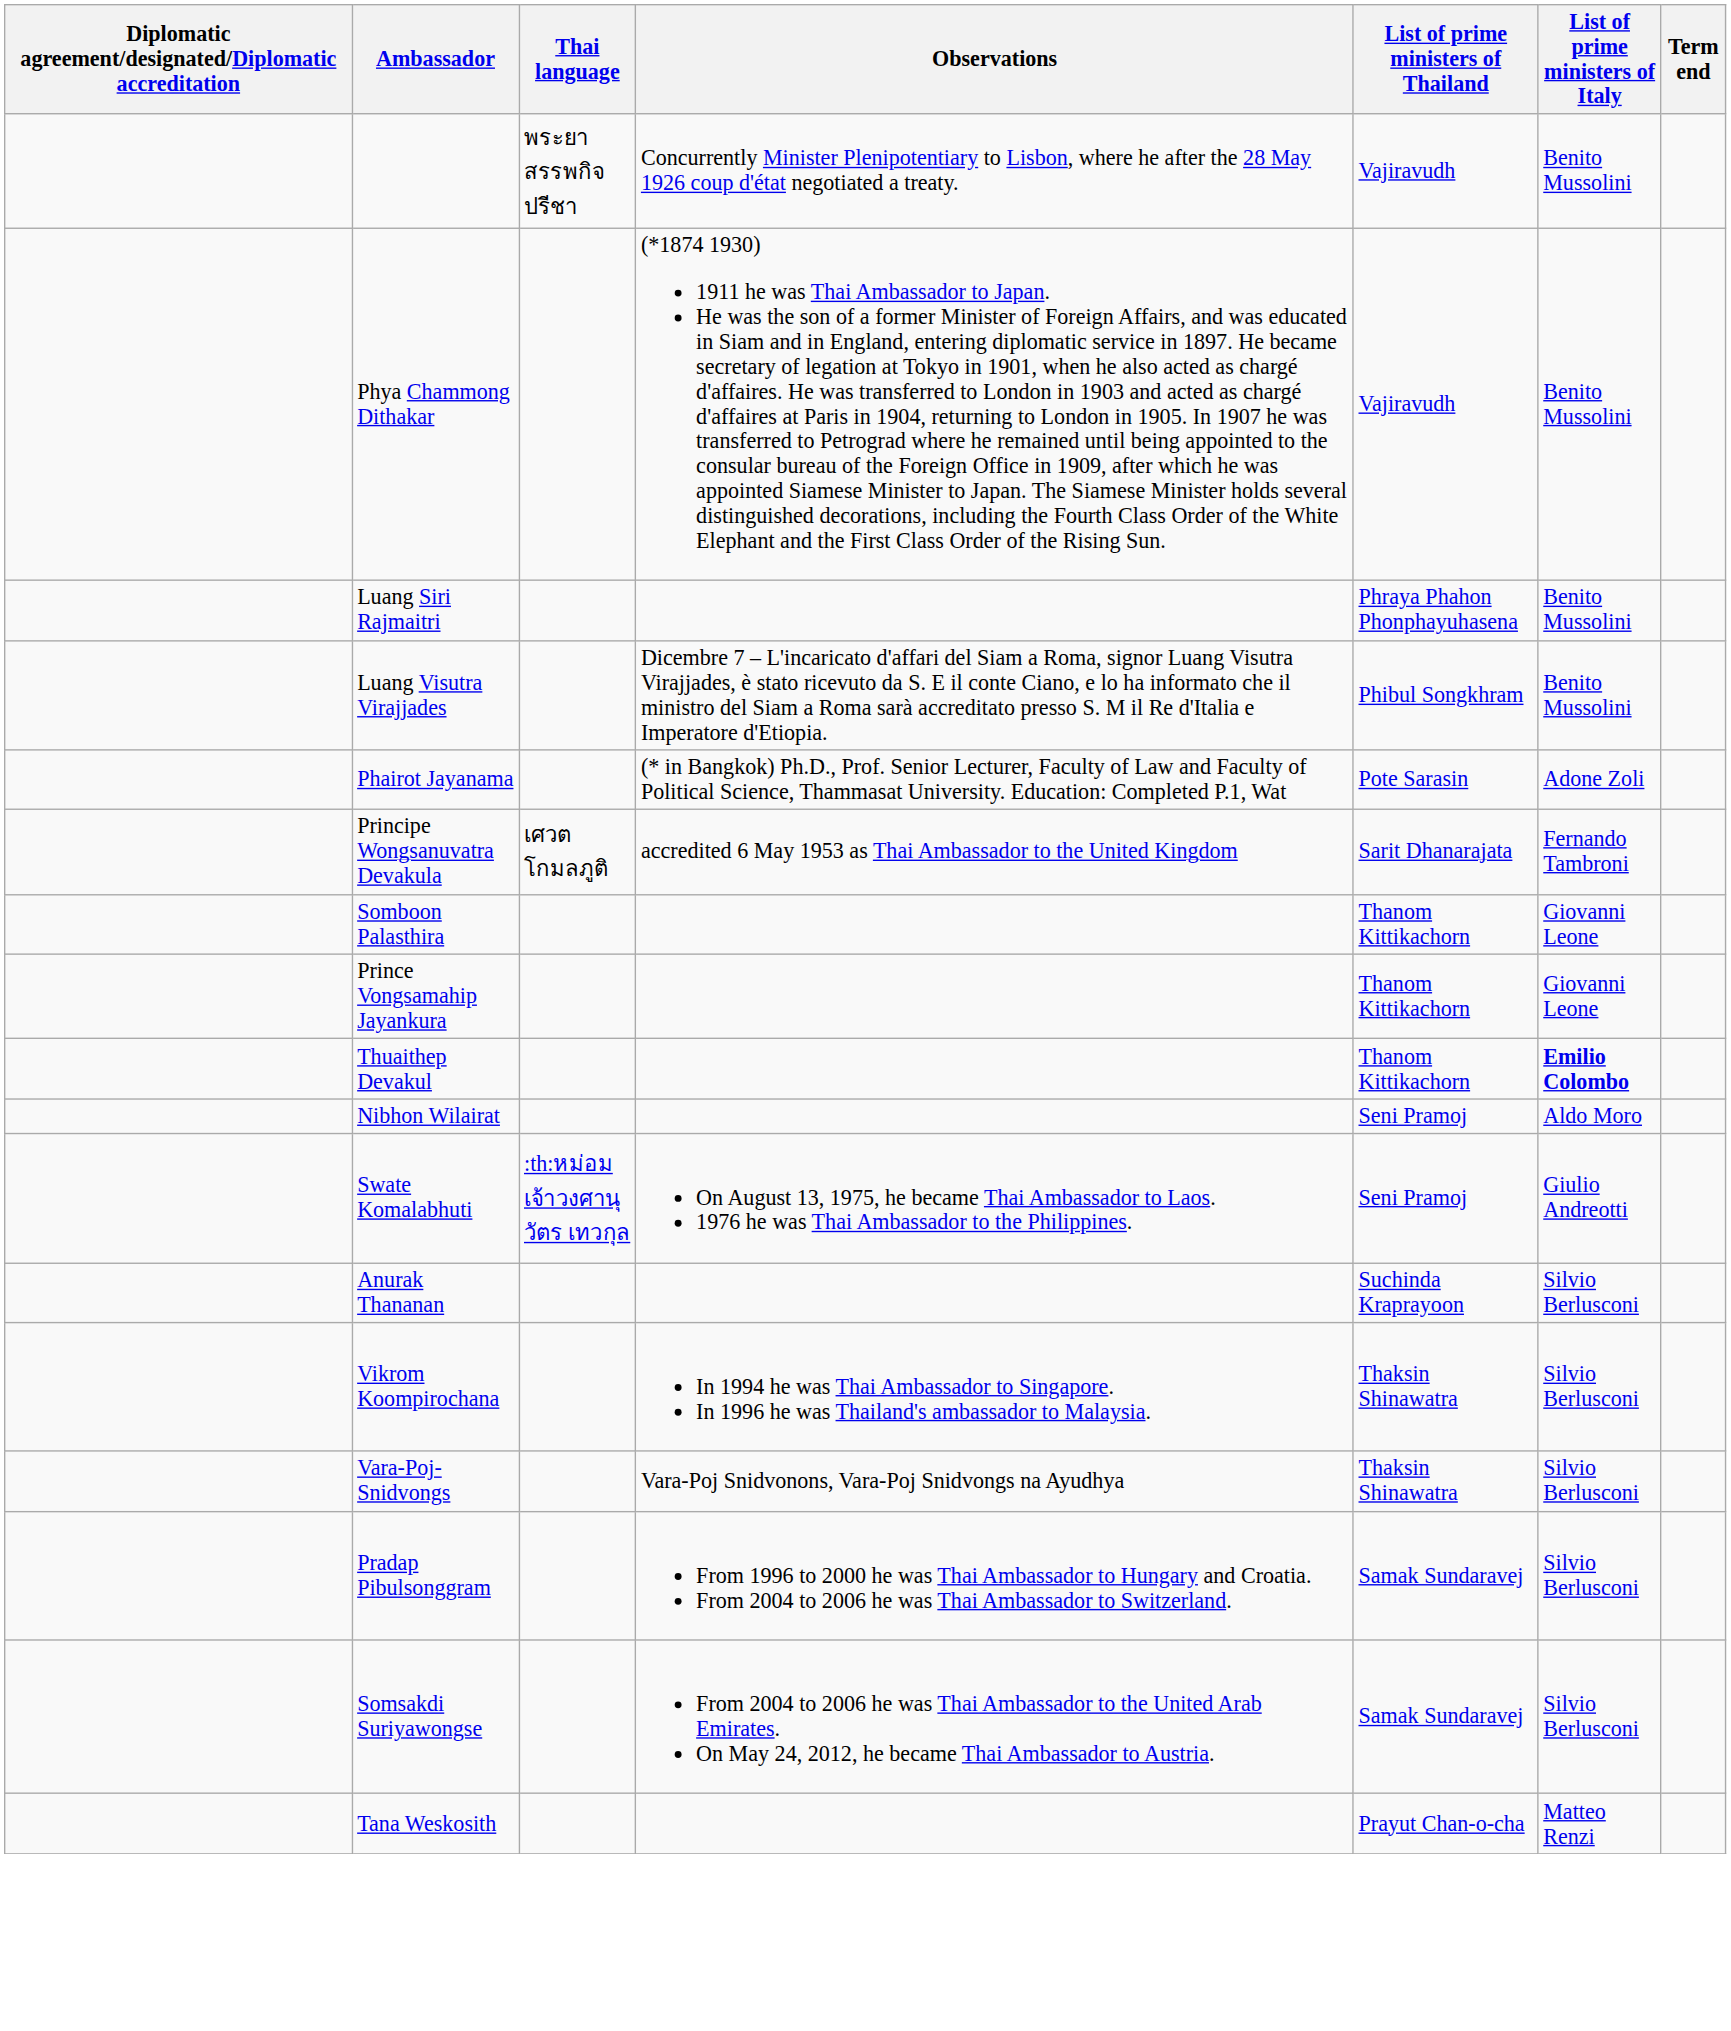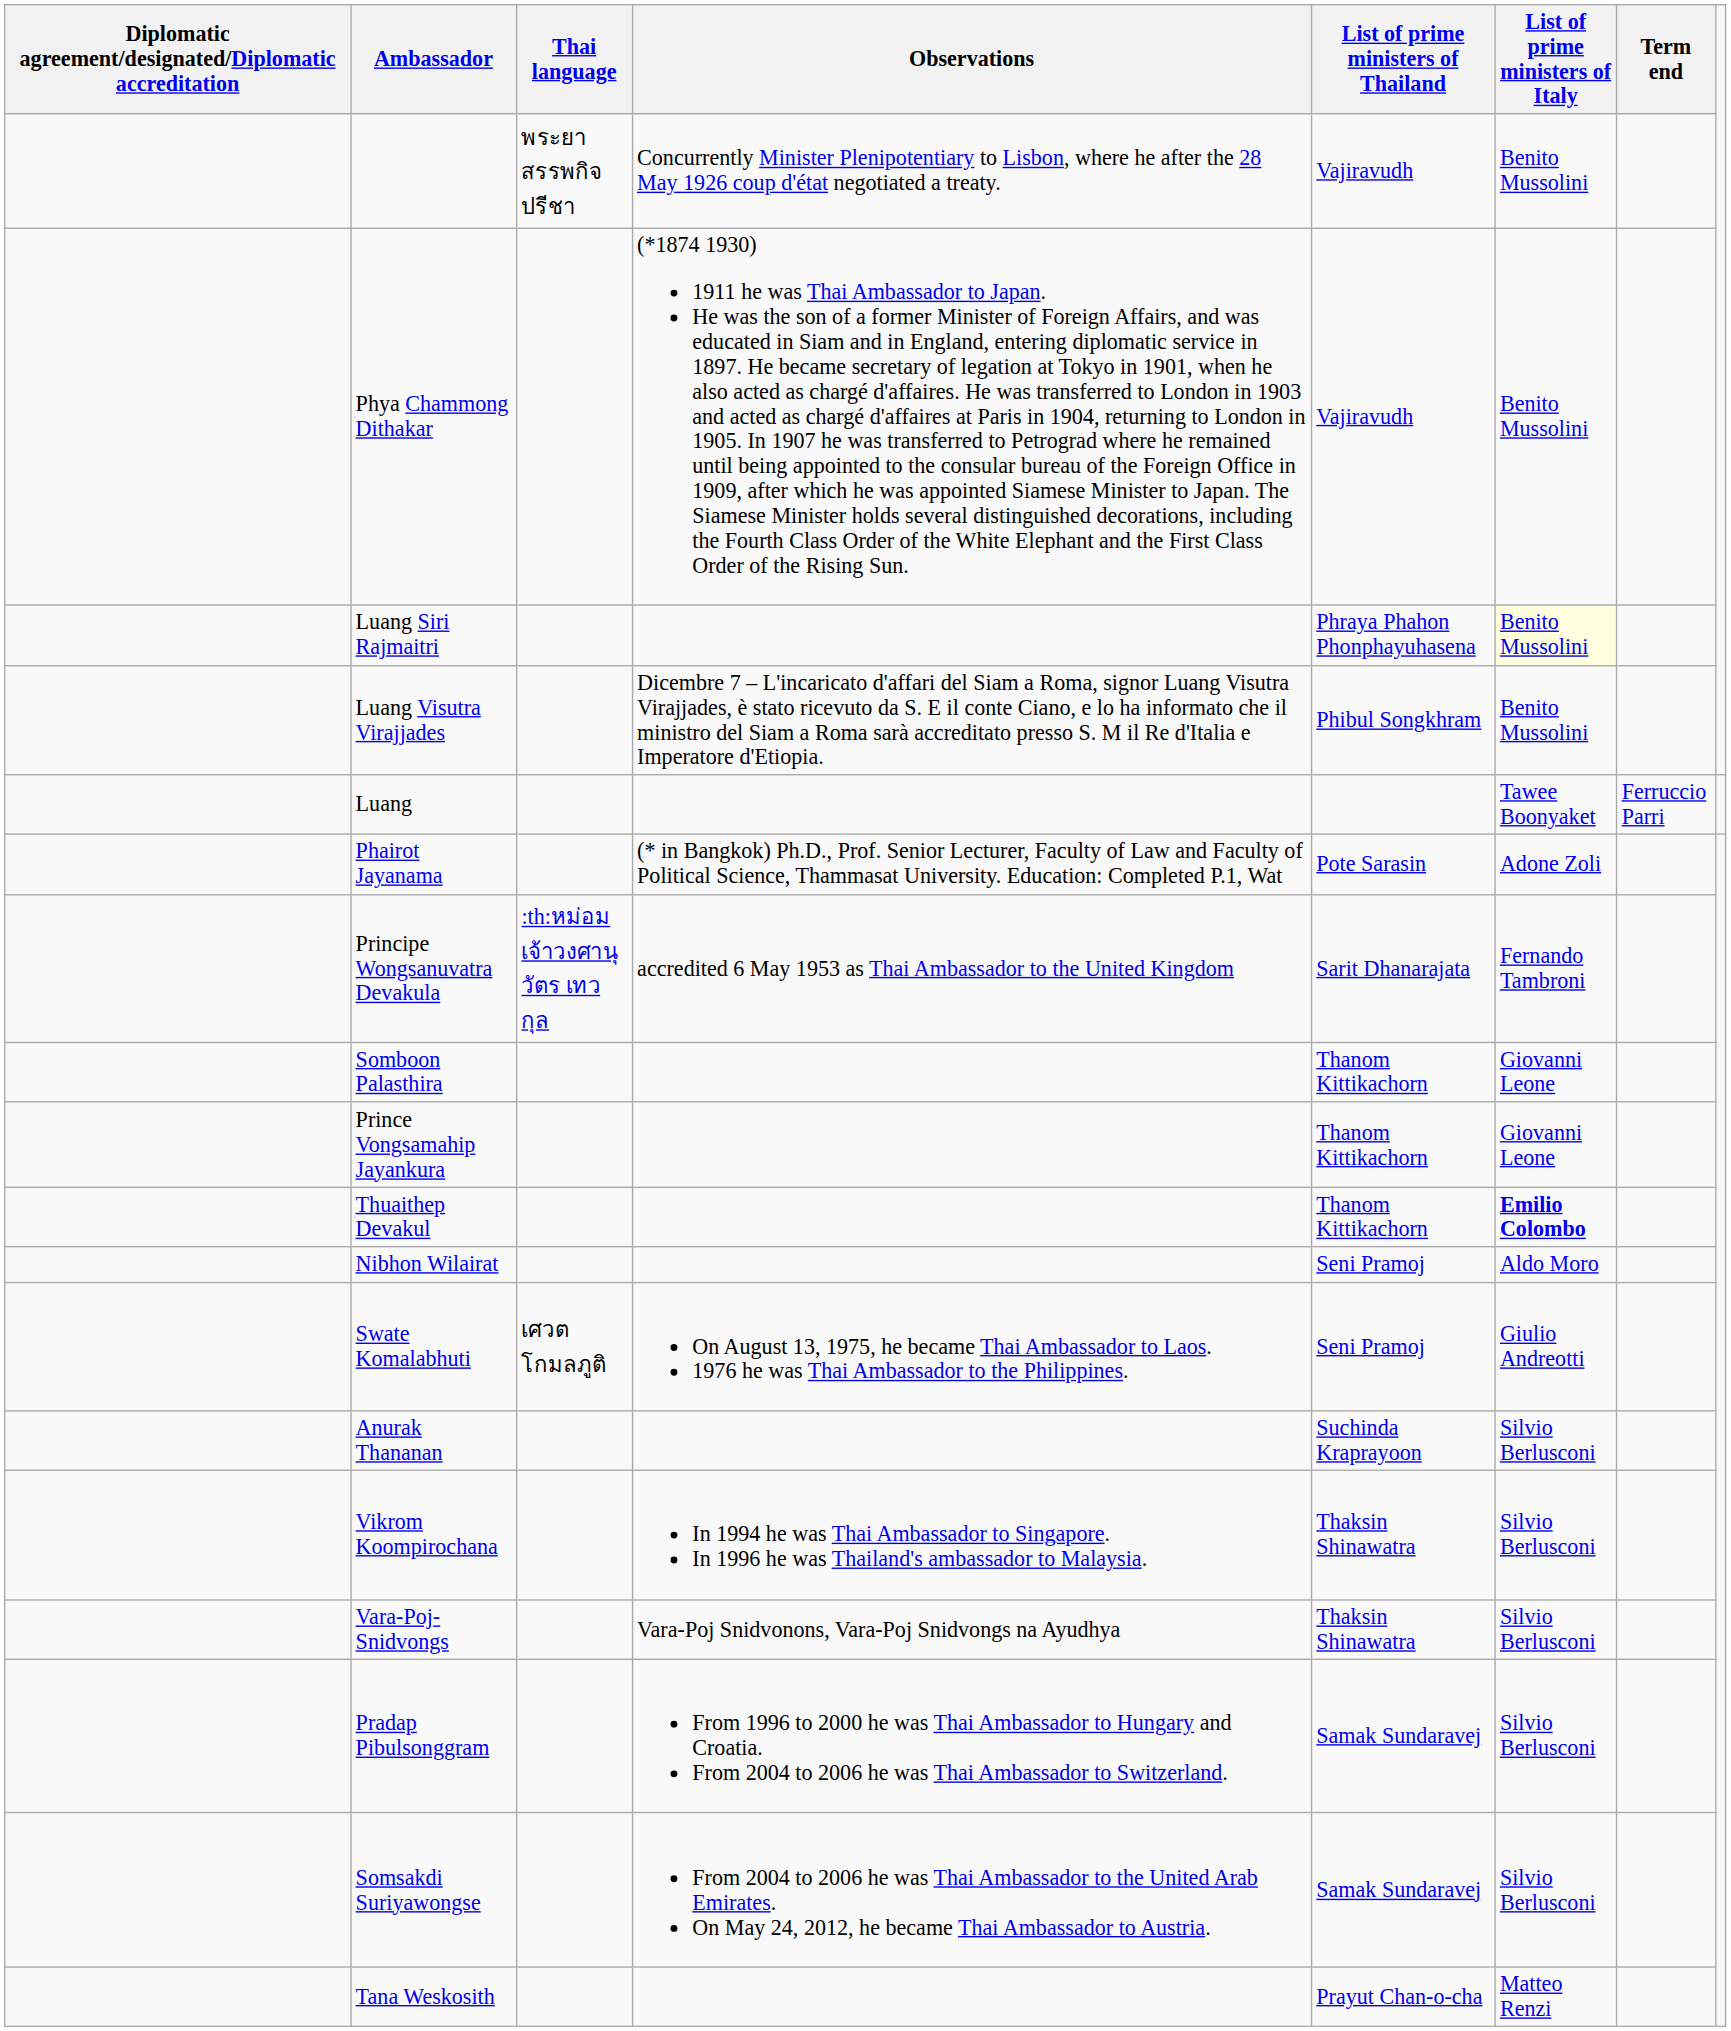(1587, 610) no background -> (1544, 634) lightyellow background
+ row: (384, 804)
(566, 852) เศวต โกมลภูติ -> (570, 968) :th:หม่อมเจ้าวงศานุวัตร เทวกุล
(577, 1198) :th:หม่อมเจ้าวงศานุวัตร เทวกุล -> (564, 1346) เศวต โกมลภูติ
